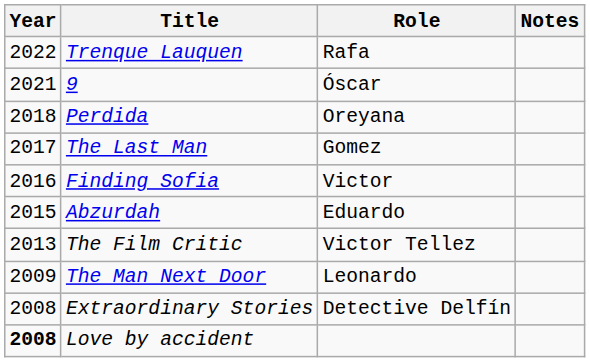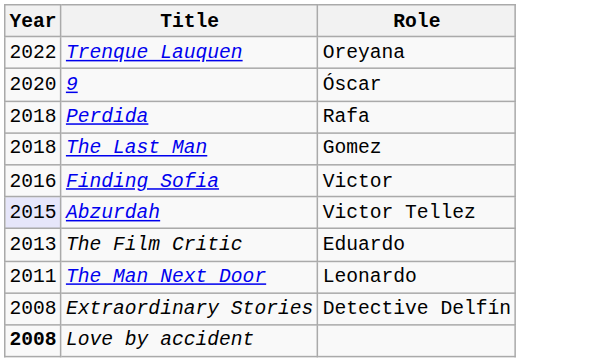- column: (550, 21)
(346, 53) Rafa -> (364, 53) Oreyana
(33, 85) 2021 -> (33, 85) 2020
(364, 117) Oreyana -> (346, 117) Rafa
(33, 149) 2017 -> (33, 149) 2018
(33, 213) no background -> (33, 213) lavender background
(364, 213) Eduardo -> (399, 213) Victor Tellez
(399, 245) Victor Tellez -> (364, 245) Eduardo
(33, 277) 2009 -> (33, 277) 2011
